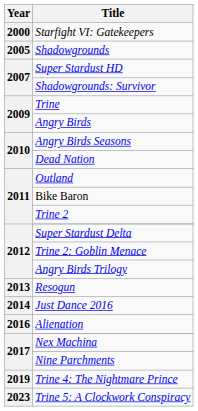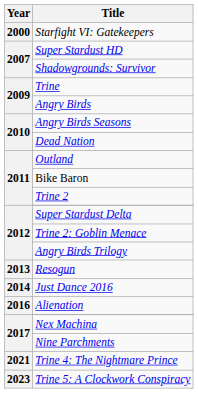- row: (72, 50)
(19, 379) 2019 -> (19, 360) 2021
